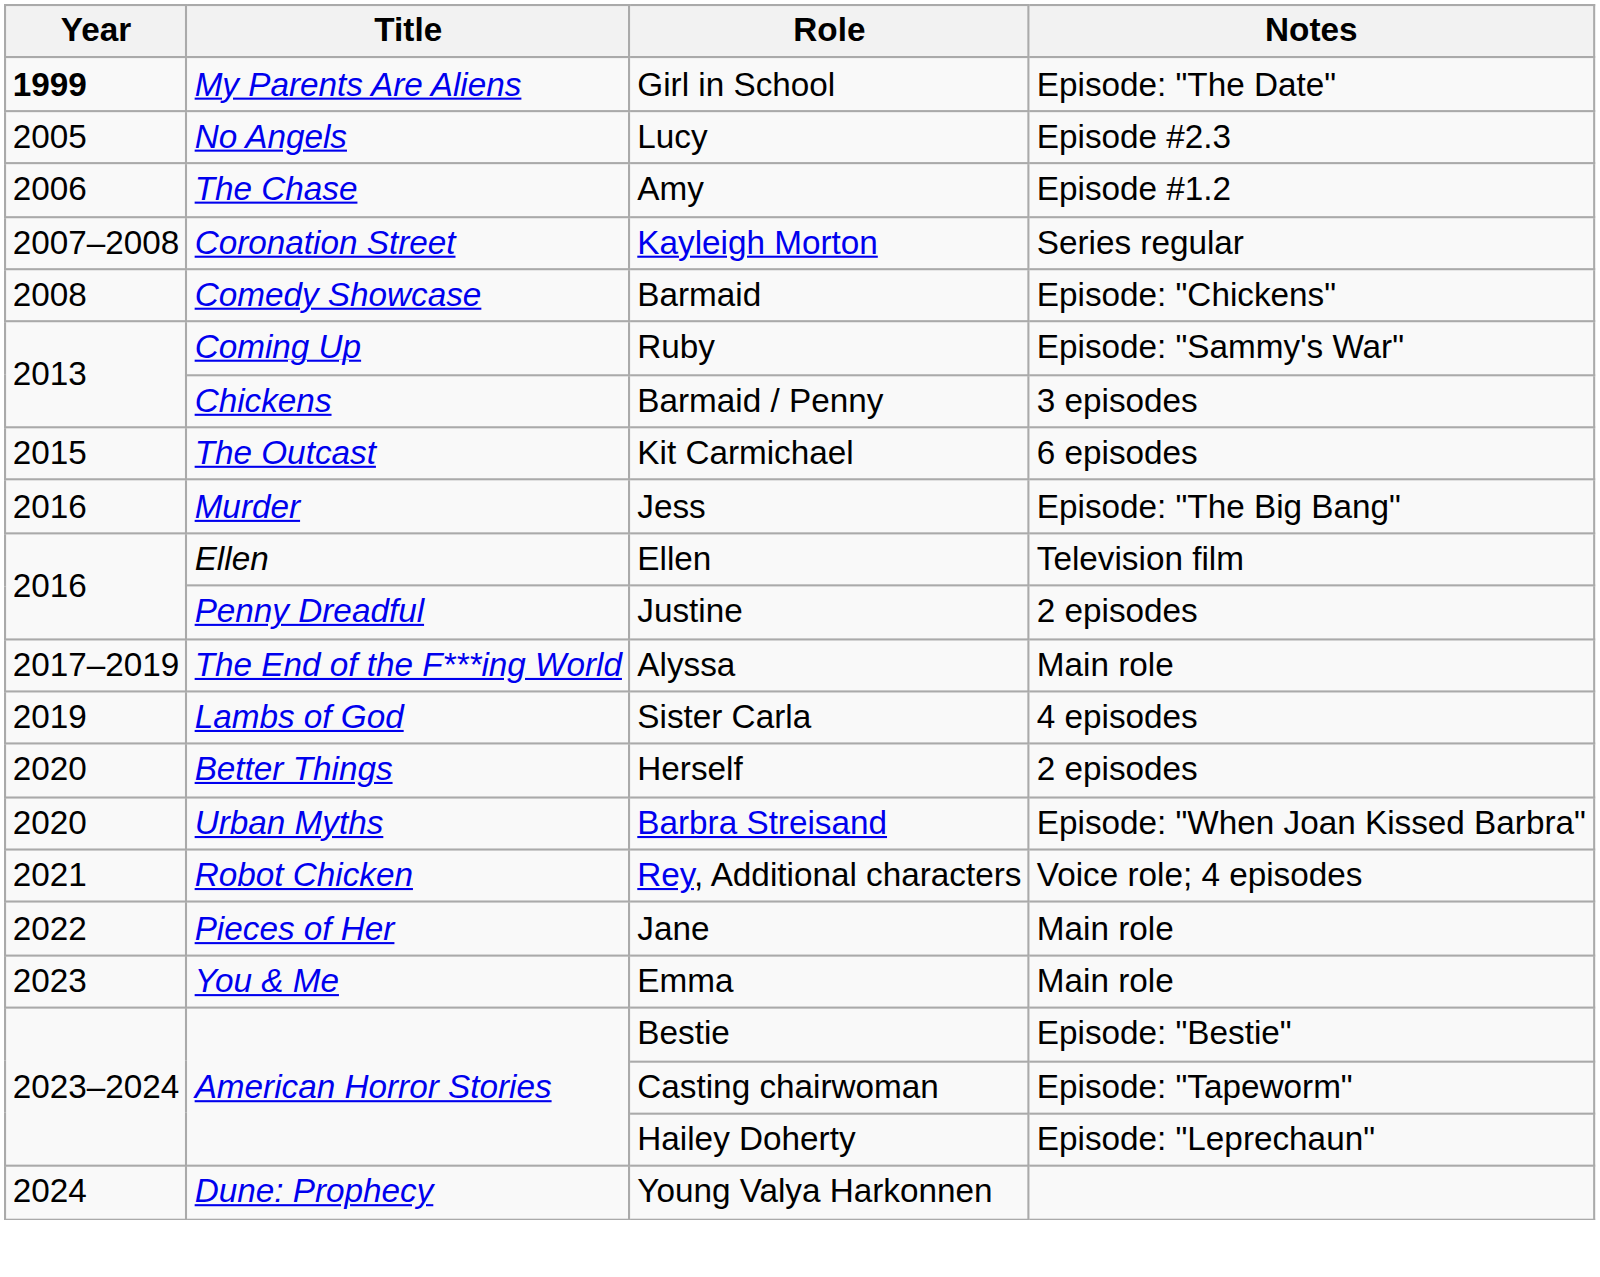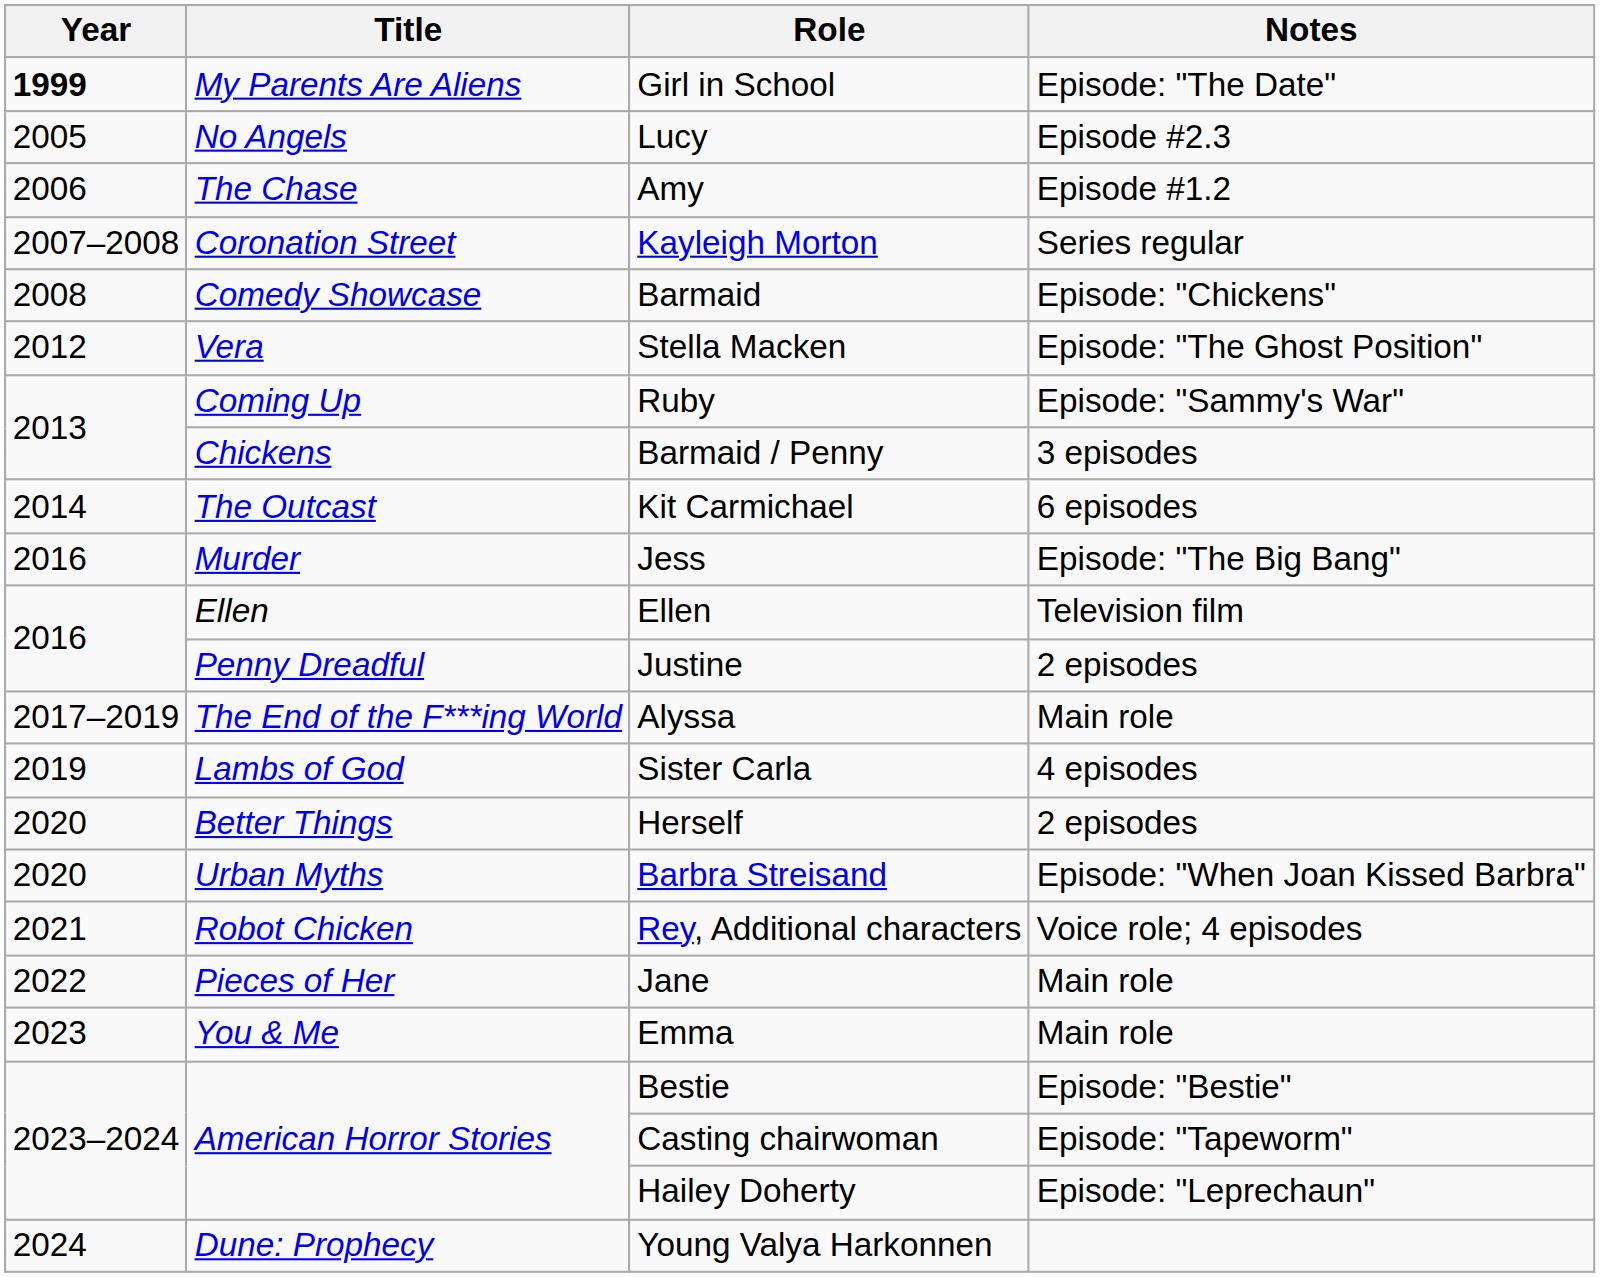+ row: (742, 347)
(50, 453) 2015 -> (50, 505) 2014
